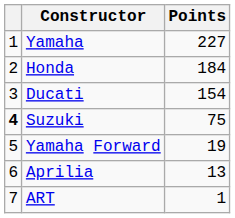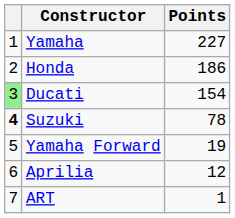(212, 70) 184 -> (212, 70) 186
(13, 96) no background -> (13, 96) lightgreen background
(217, 122) 75 -> (217, 122) 78
(217, 173) 13 -> (217, 173) 12
